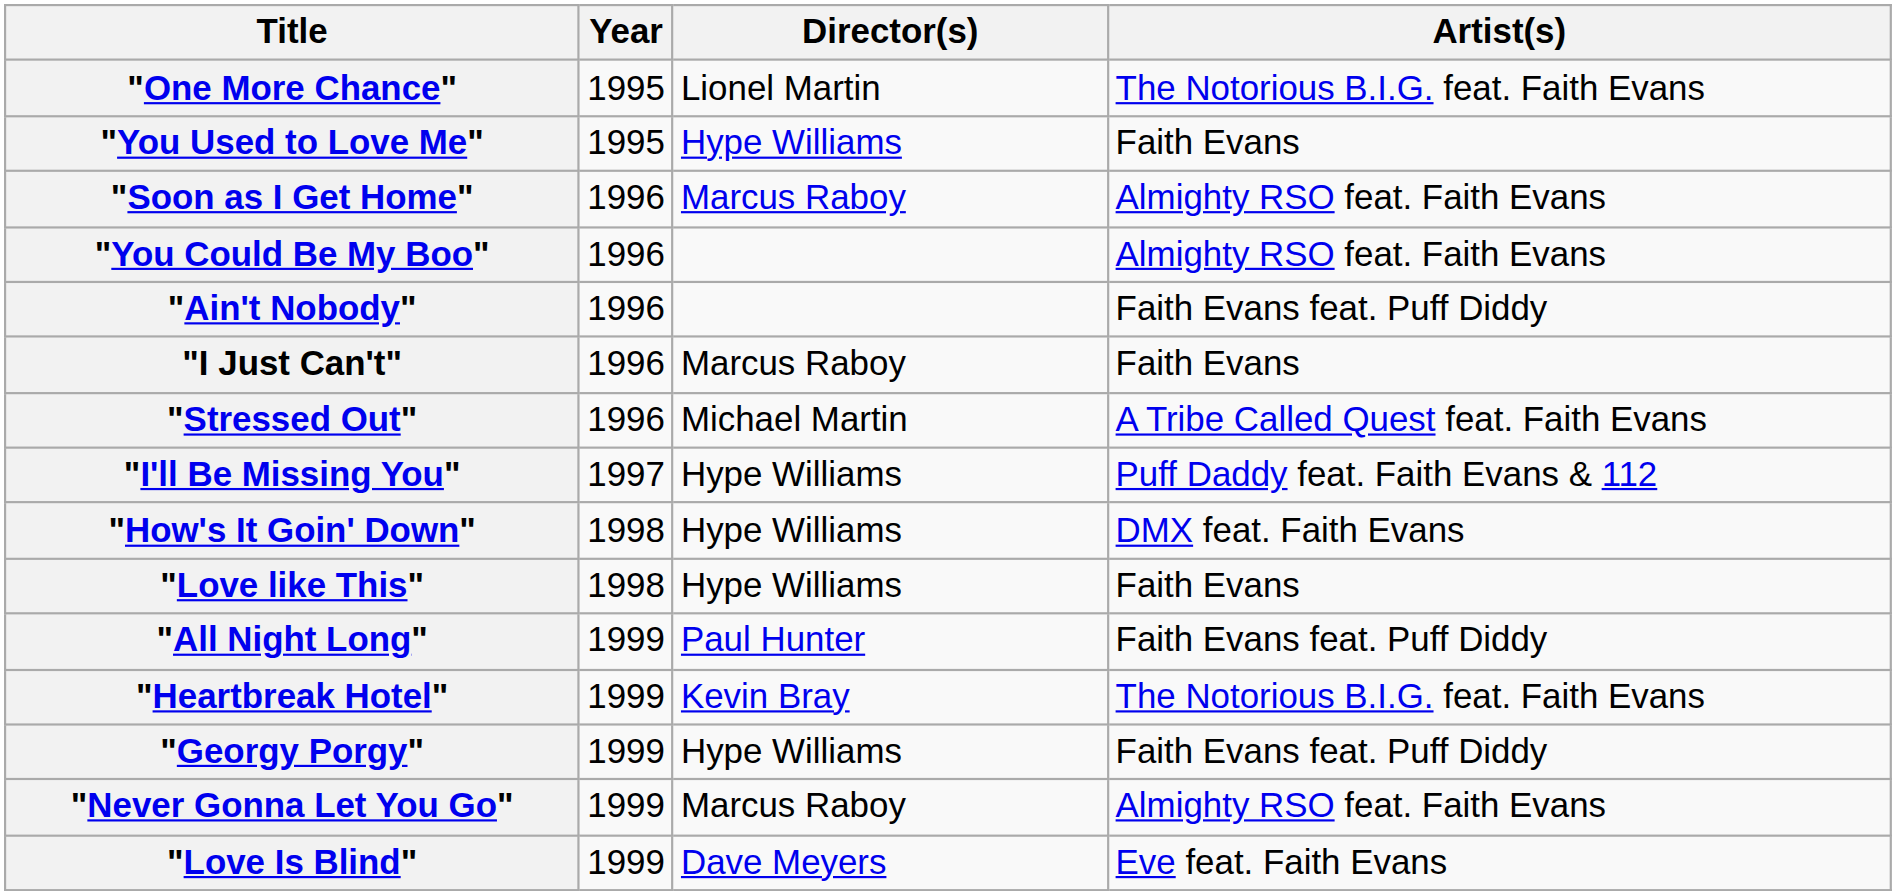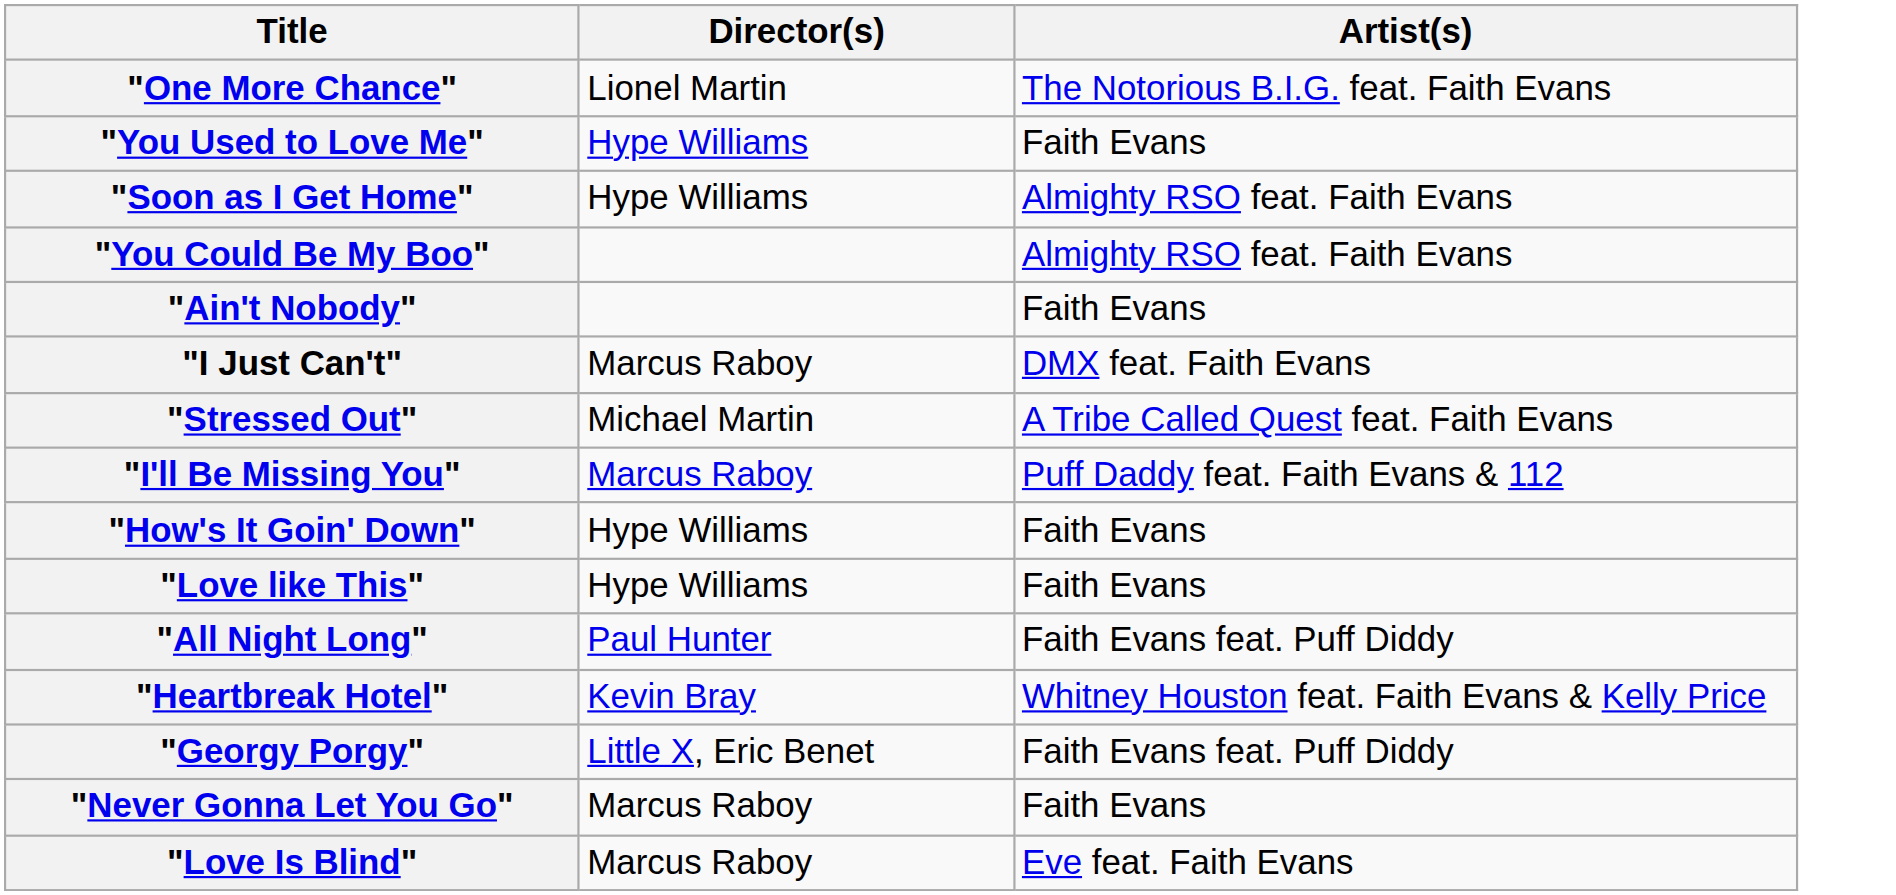- column: (626, 32)
(793, 198) Marcus Raboy -> (698, 198) Hype Williams
(1331, 308) Faith Evans feat. Puff Diddy -> (1114, 308) Faith Evans
(1208, 364) Faith Evans -> (1196, 364) DMX feat. Faith Evans
(791, 474) Hype Williams -> (700, 474) Marcus Raboy
(1290, 530) DMX feat. Faith Evans -> (1114, 530) Faith Evans
(1410, 695) The Notorious B.I.G. feat. Faith Evans -> (1394, 695) Whitney Houston feat. Faith Evans & Kelly Price
(791, 751) Hype Williams -> (731, 751) Little X, Eric Benet
(1361, 806) Almighty RSO feat. Faith Evans -> (1114, 806) Faith Evans
(784, 861) Dave Meyers -> (700, 861) Marcus Raboy
